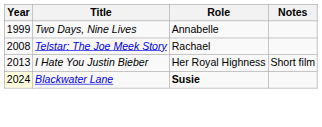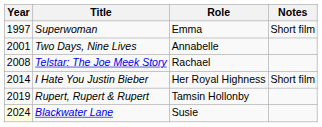+ row: (66, 29)
(19, 29) 1999 -> (19, 46) 2001
(19, 63) 2013 -> (19, 79) 2014
+ row: (92, 96)
(186, 79) bold -> (185, 113) normal
